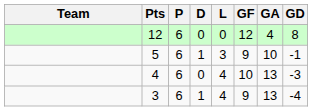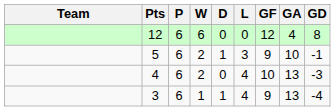+ column: (201, 14)
